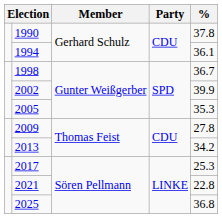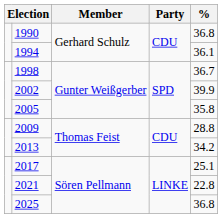(204, 33) 37.8 -> (204, 33) 36.8
(204, 109) 35.3 -> (204, 109) 35.8
(204, 128) 27.8 -> (204, 128) 28.8
(204, 166) 25.3 -> (204, 166) 25.1
